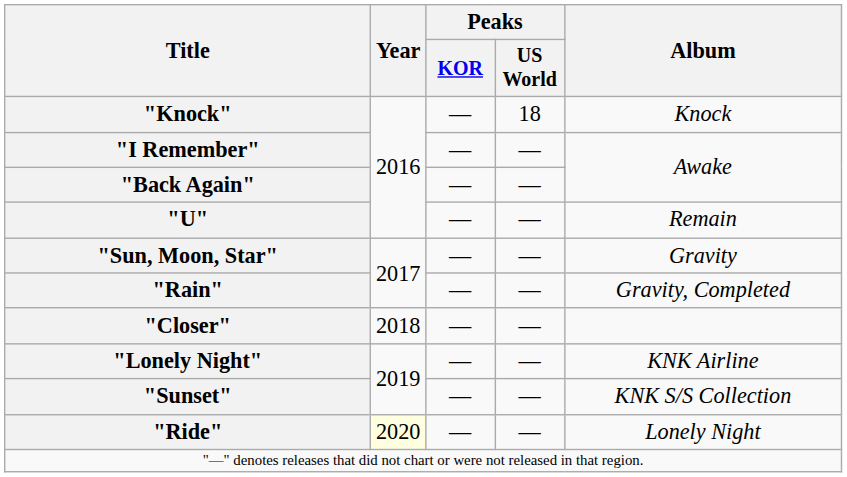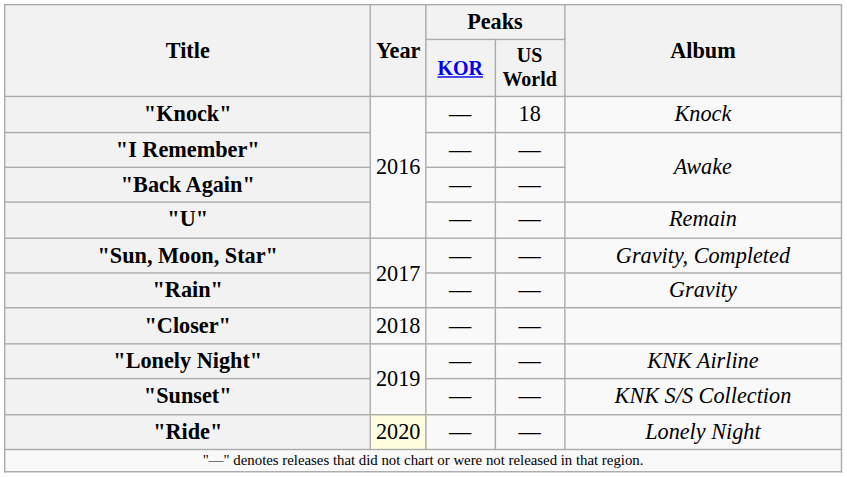(703, 255) Gravity -> (703, 255) Gravity, Completed
(703, 290) Gravity, Completed -> (703, 290) Gravity
